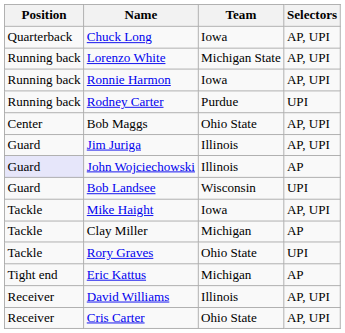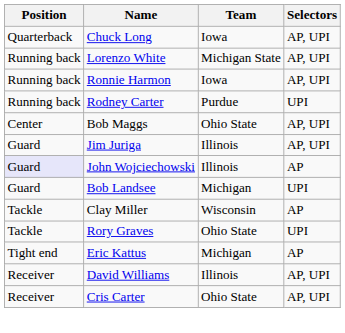(228, 188) Wisconsin -> (226, 188) Michigan
- row: (120, 210)
(226, 231) Michigan -> (228, 210) Wisconsin
